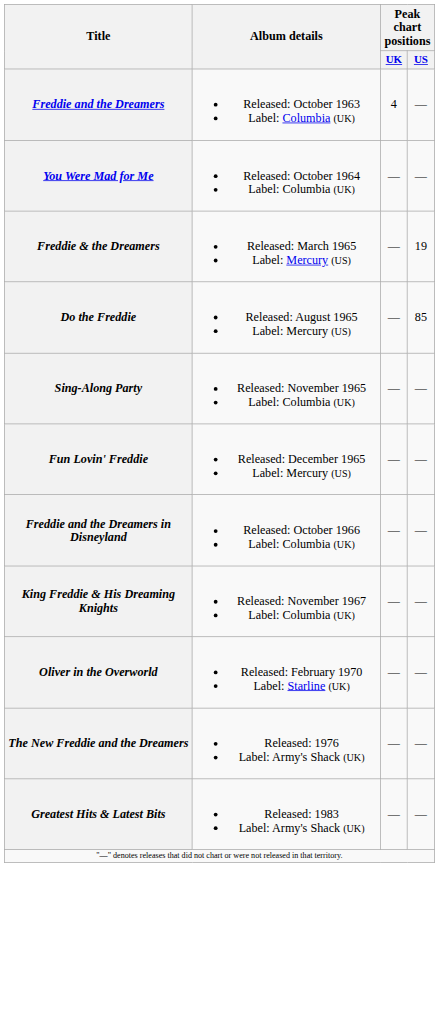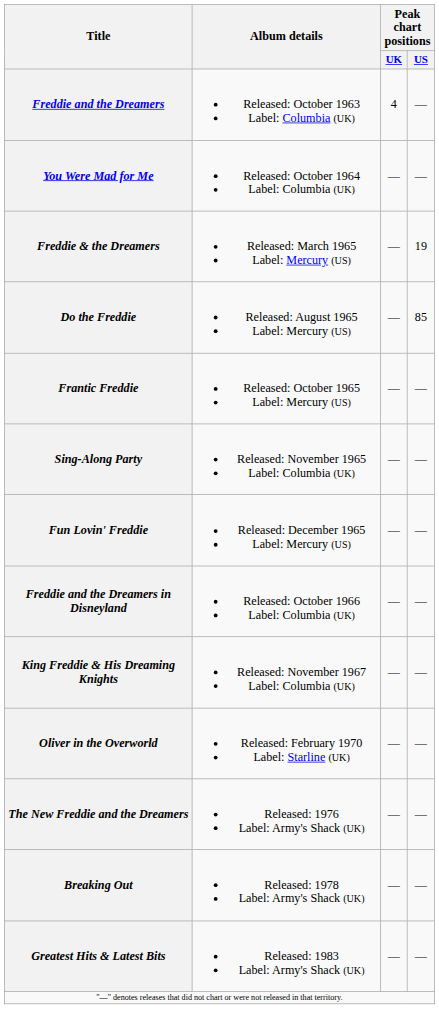+ row: (98, 388)
+ row: (98, 885)
